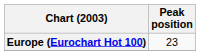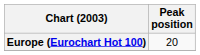(172, 42) 23 -> (172, 42) 20
